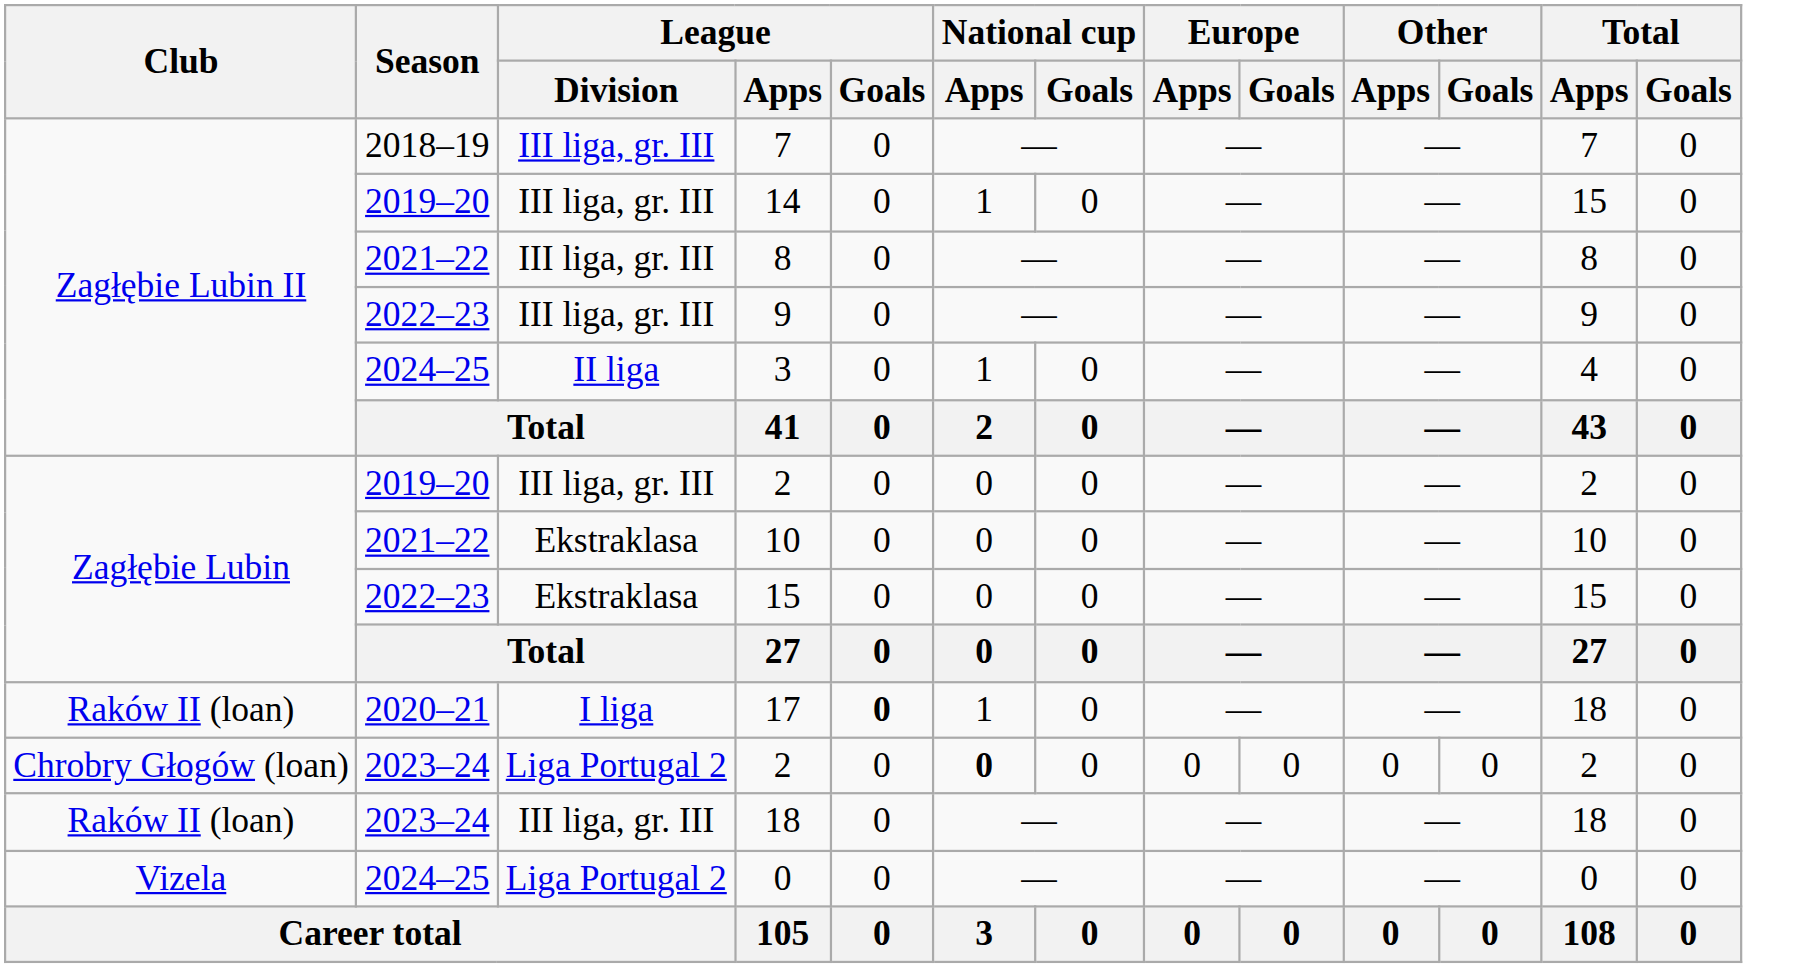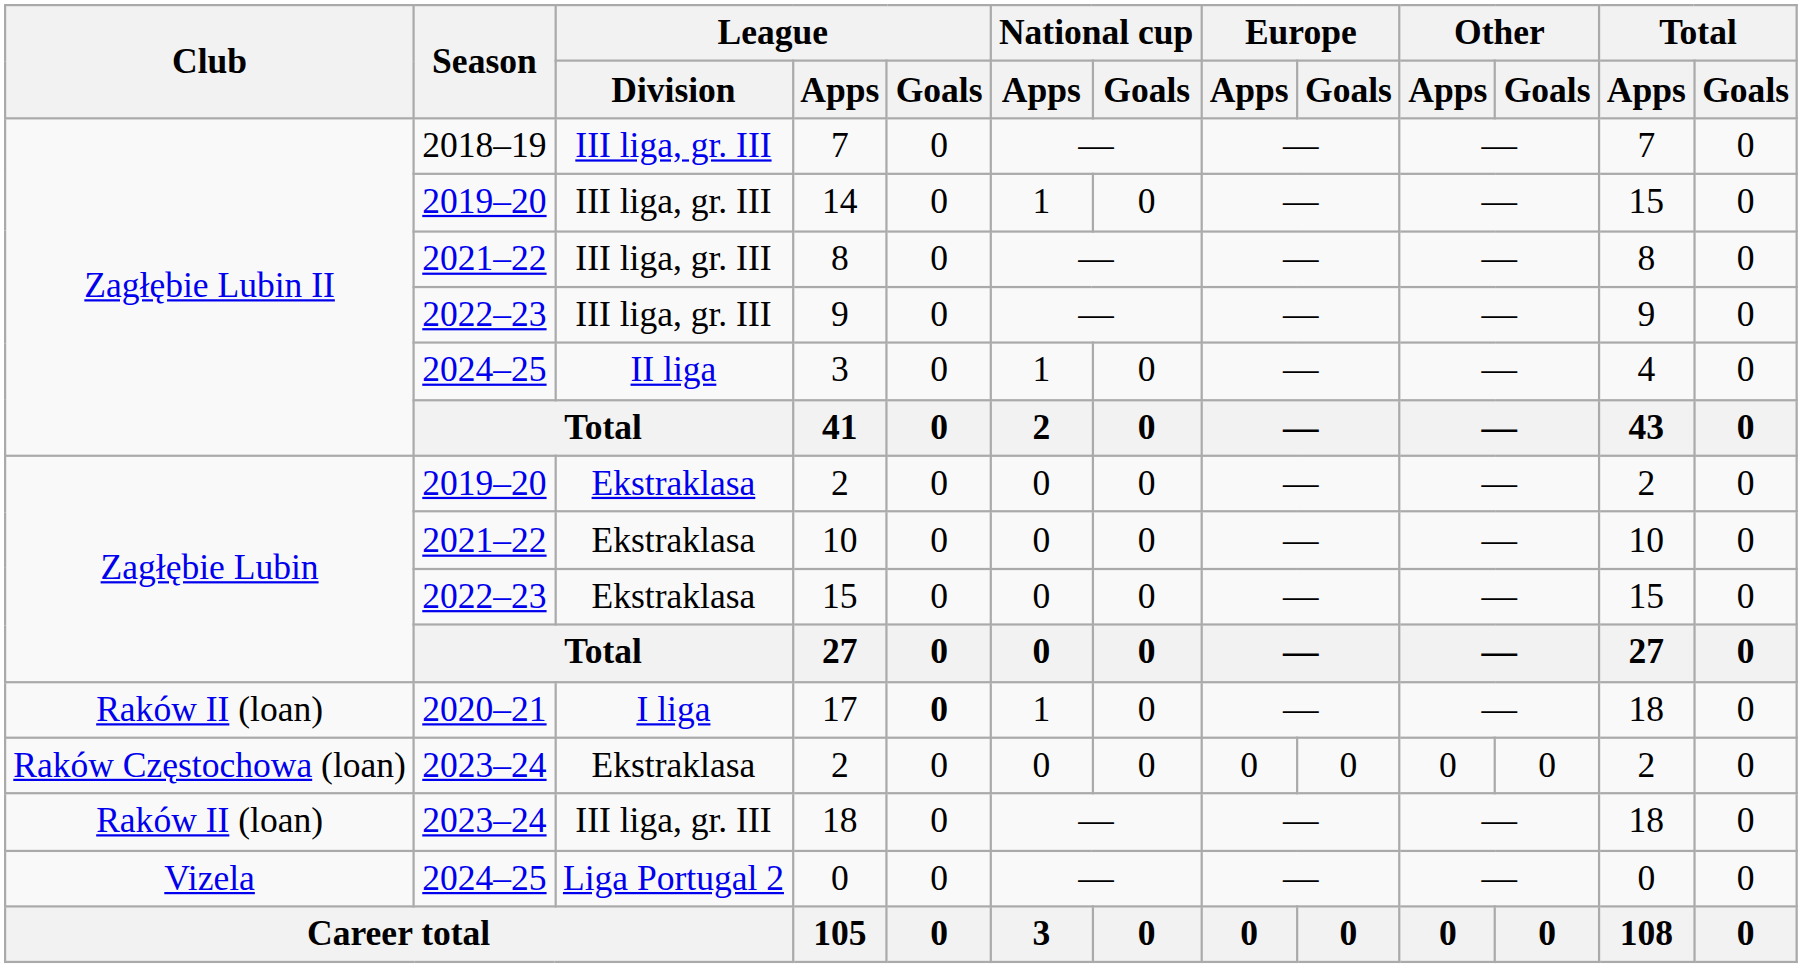(616, 483) III liga, gr. III -> (673, 483) Ekstraklasa
(181, 764) Chrobry Głogów (loan) -> (210, 764) Raków Częstochowa (loan)
(616, 764) Liga Portugal 2 -> (673, 764) Ekstraklasa
(984, 764) bold -> (1041, 764) normal
